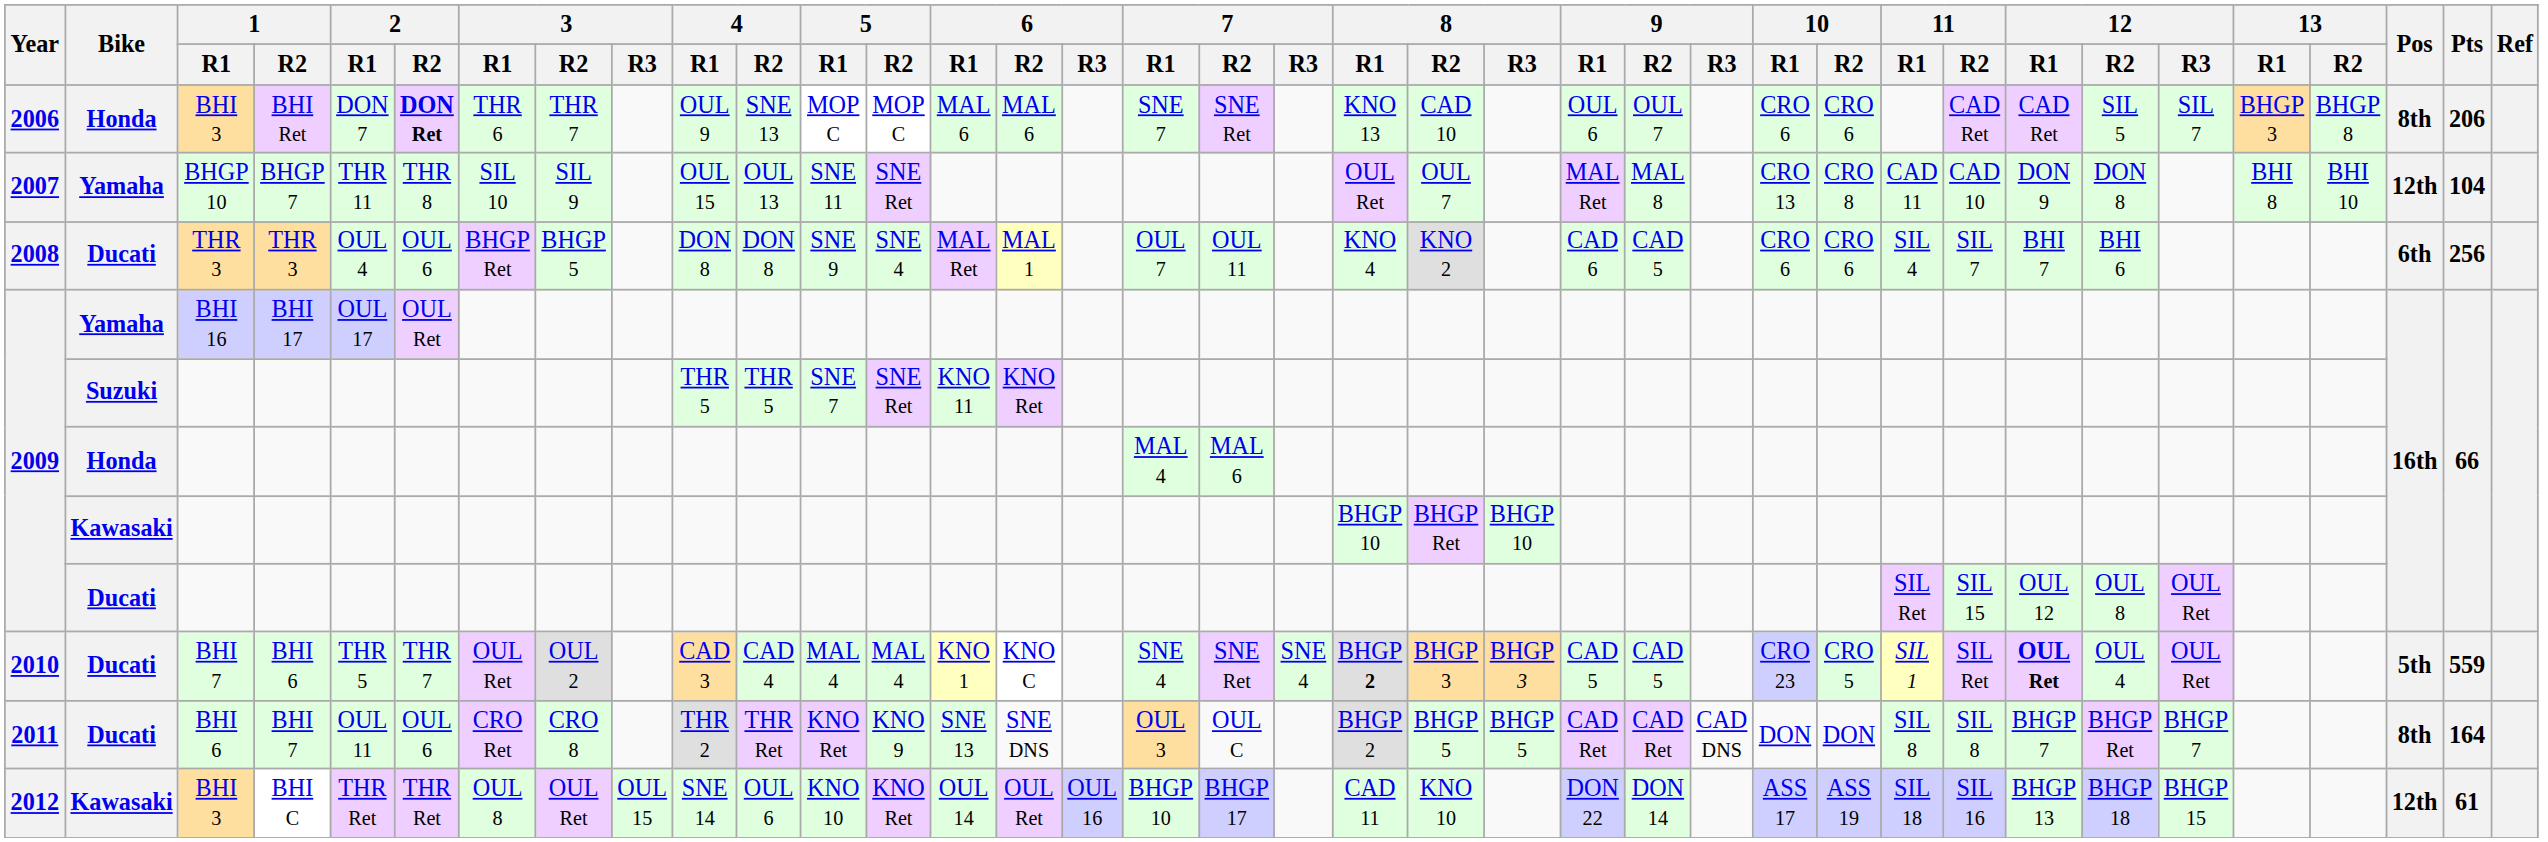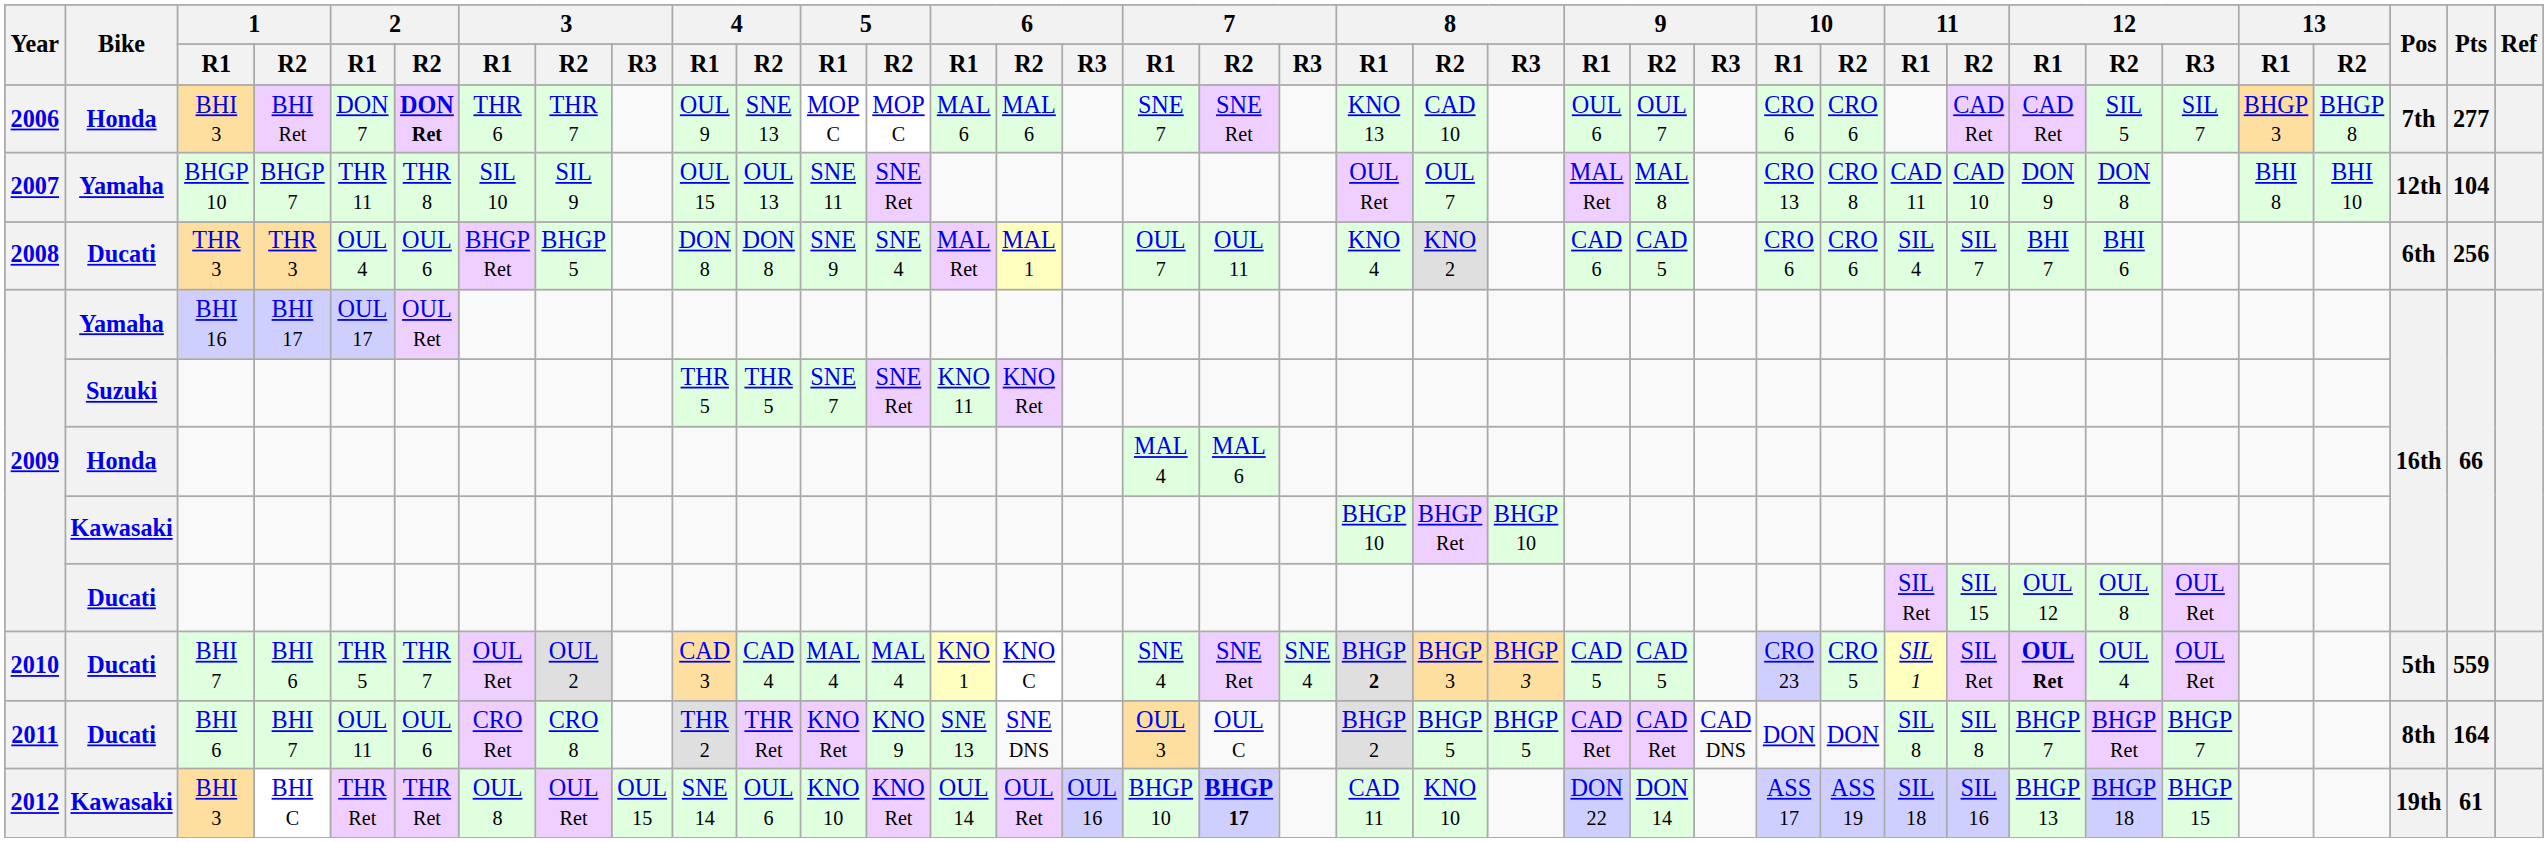(2415, 118) 8th -> (2419, 118) 7th
(2467, 118) 206 -> (2471, 118) 277
(1237, 801) normal -> (1239, 802) bold
(2415, 802) 12th -> (2419, 802) 19th
